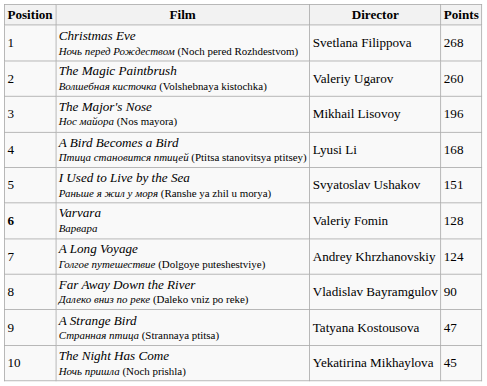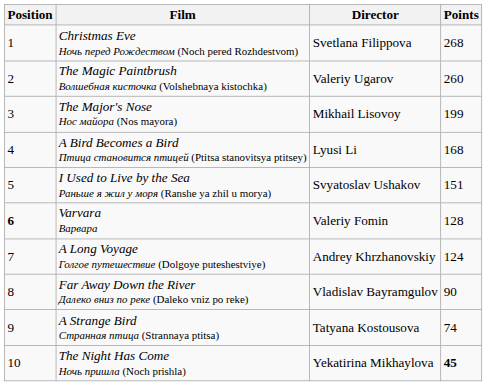(454, 114) 196 -> (454, 114) 199
(450, 327) 47 -> (450, 327) 74
(450, 363) normal -> (450, 363) bold
